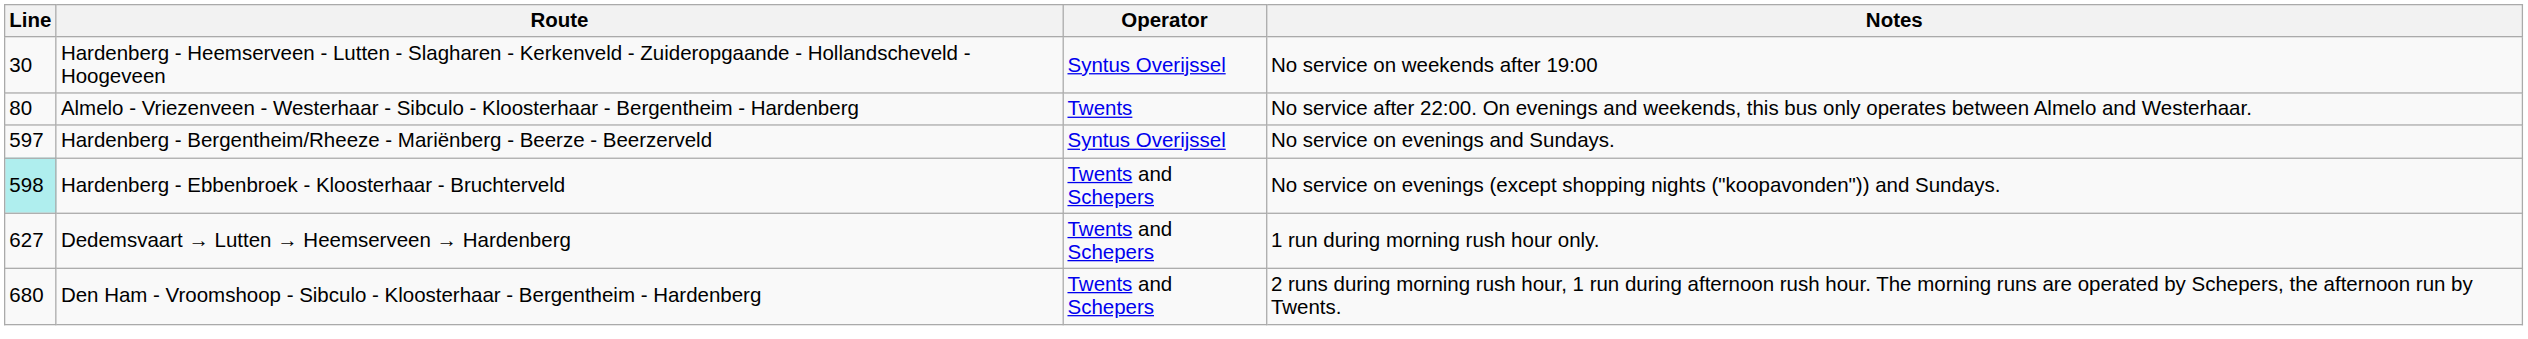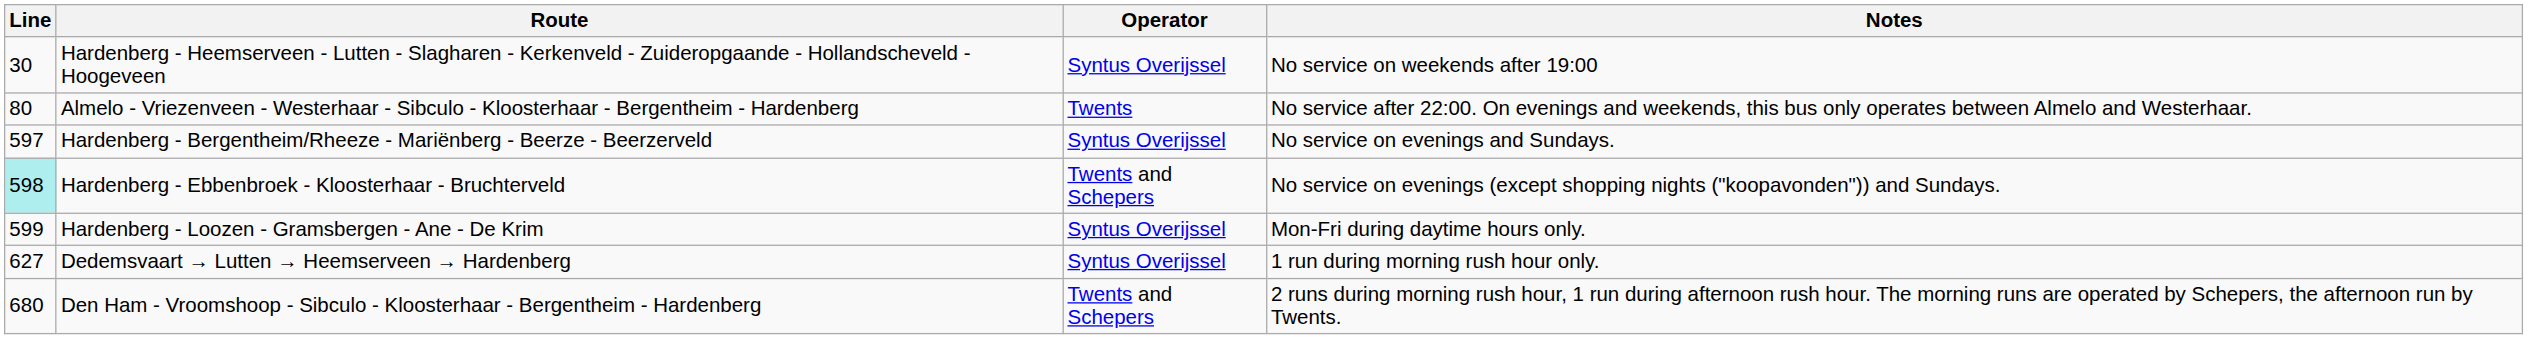+ row: (302, 229)
(1120, 240) Twents and Schepers -> (1147, 261) Syntus Overijssel
